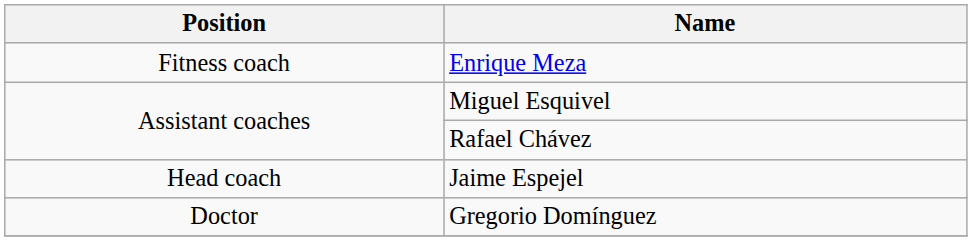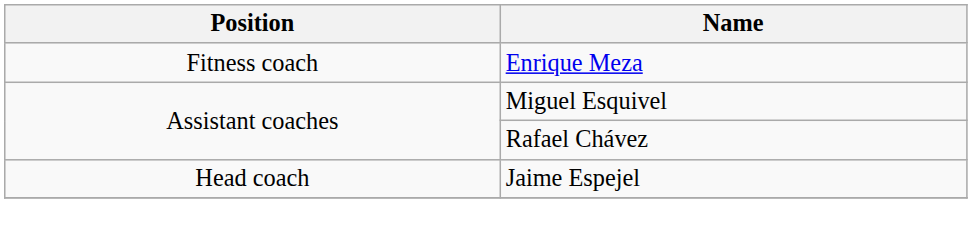- row: (553, 216)
